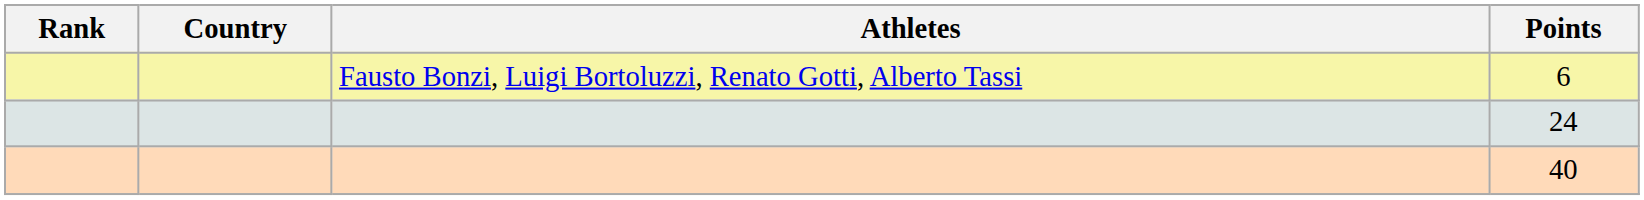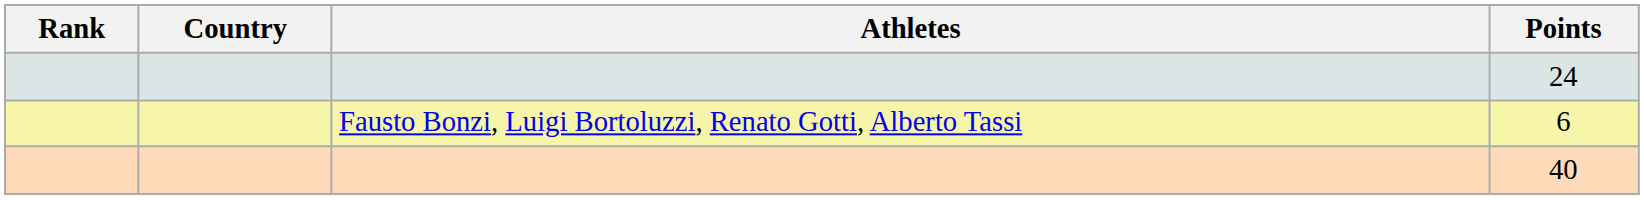rows swapped: (1563, 75) <-> (1563, 123)
